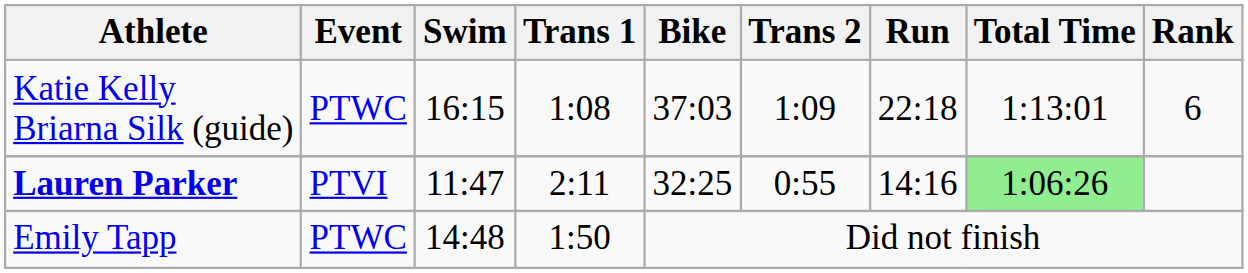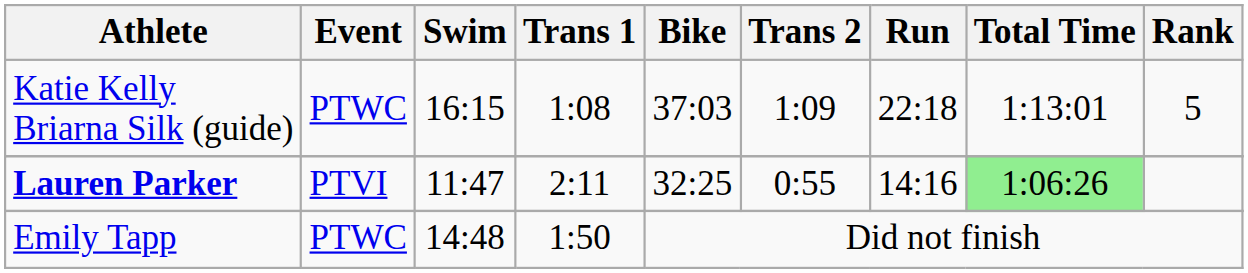(1193, 107) 6 -> (1193, 107) 5
